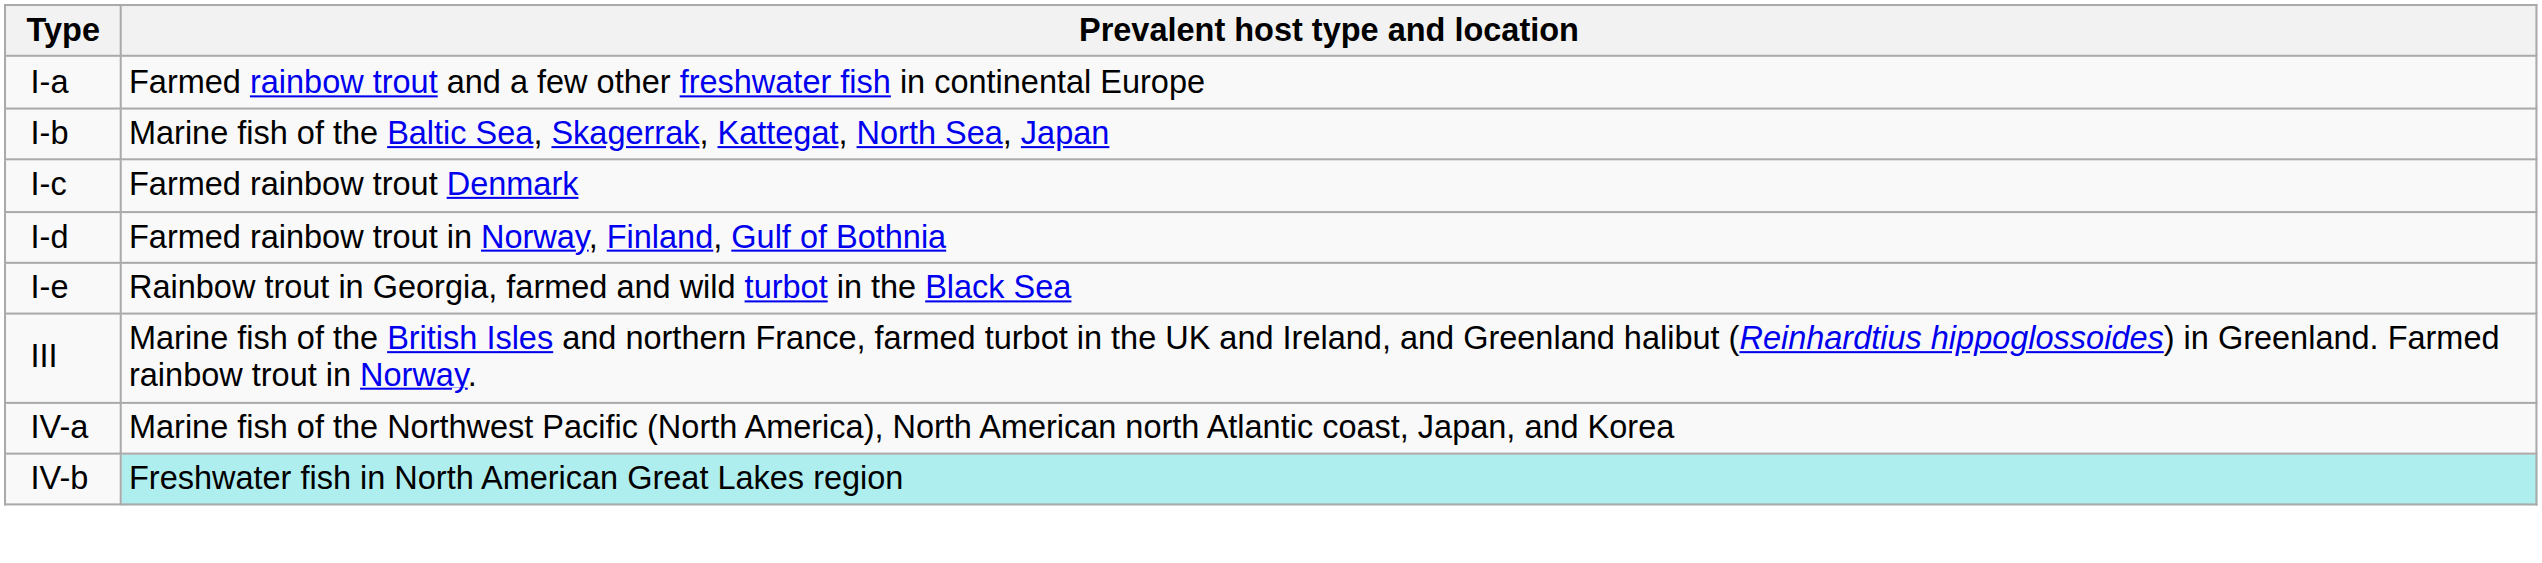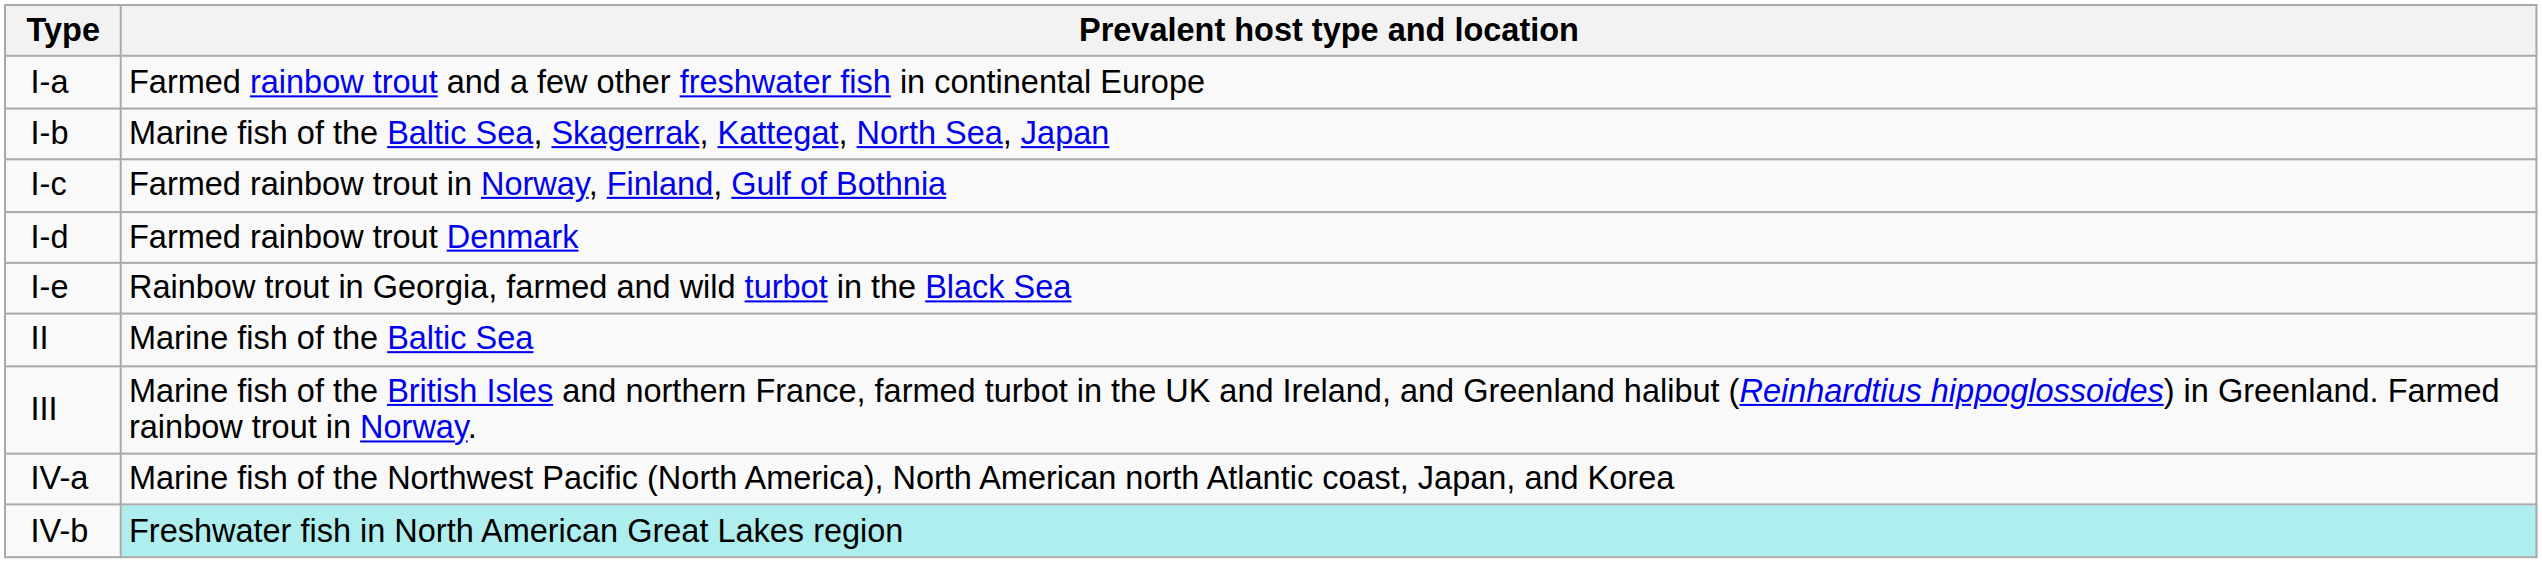(354, 184) Farmed rainbow trout Denmark -> (538, 184) Farmed rainbow trout in Norway, Finland, Gulf of Bothnia
(538, 236) Farmed rainbow trout in Norway, Finland, Gulf of Bothnia -> (354, 236) Farmed rainbow trout Denmark
+ row: (31, 339)
